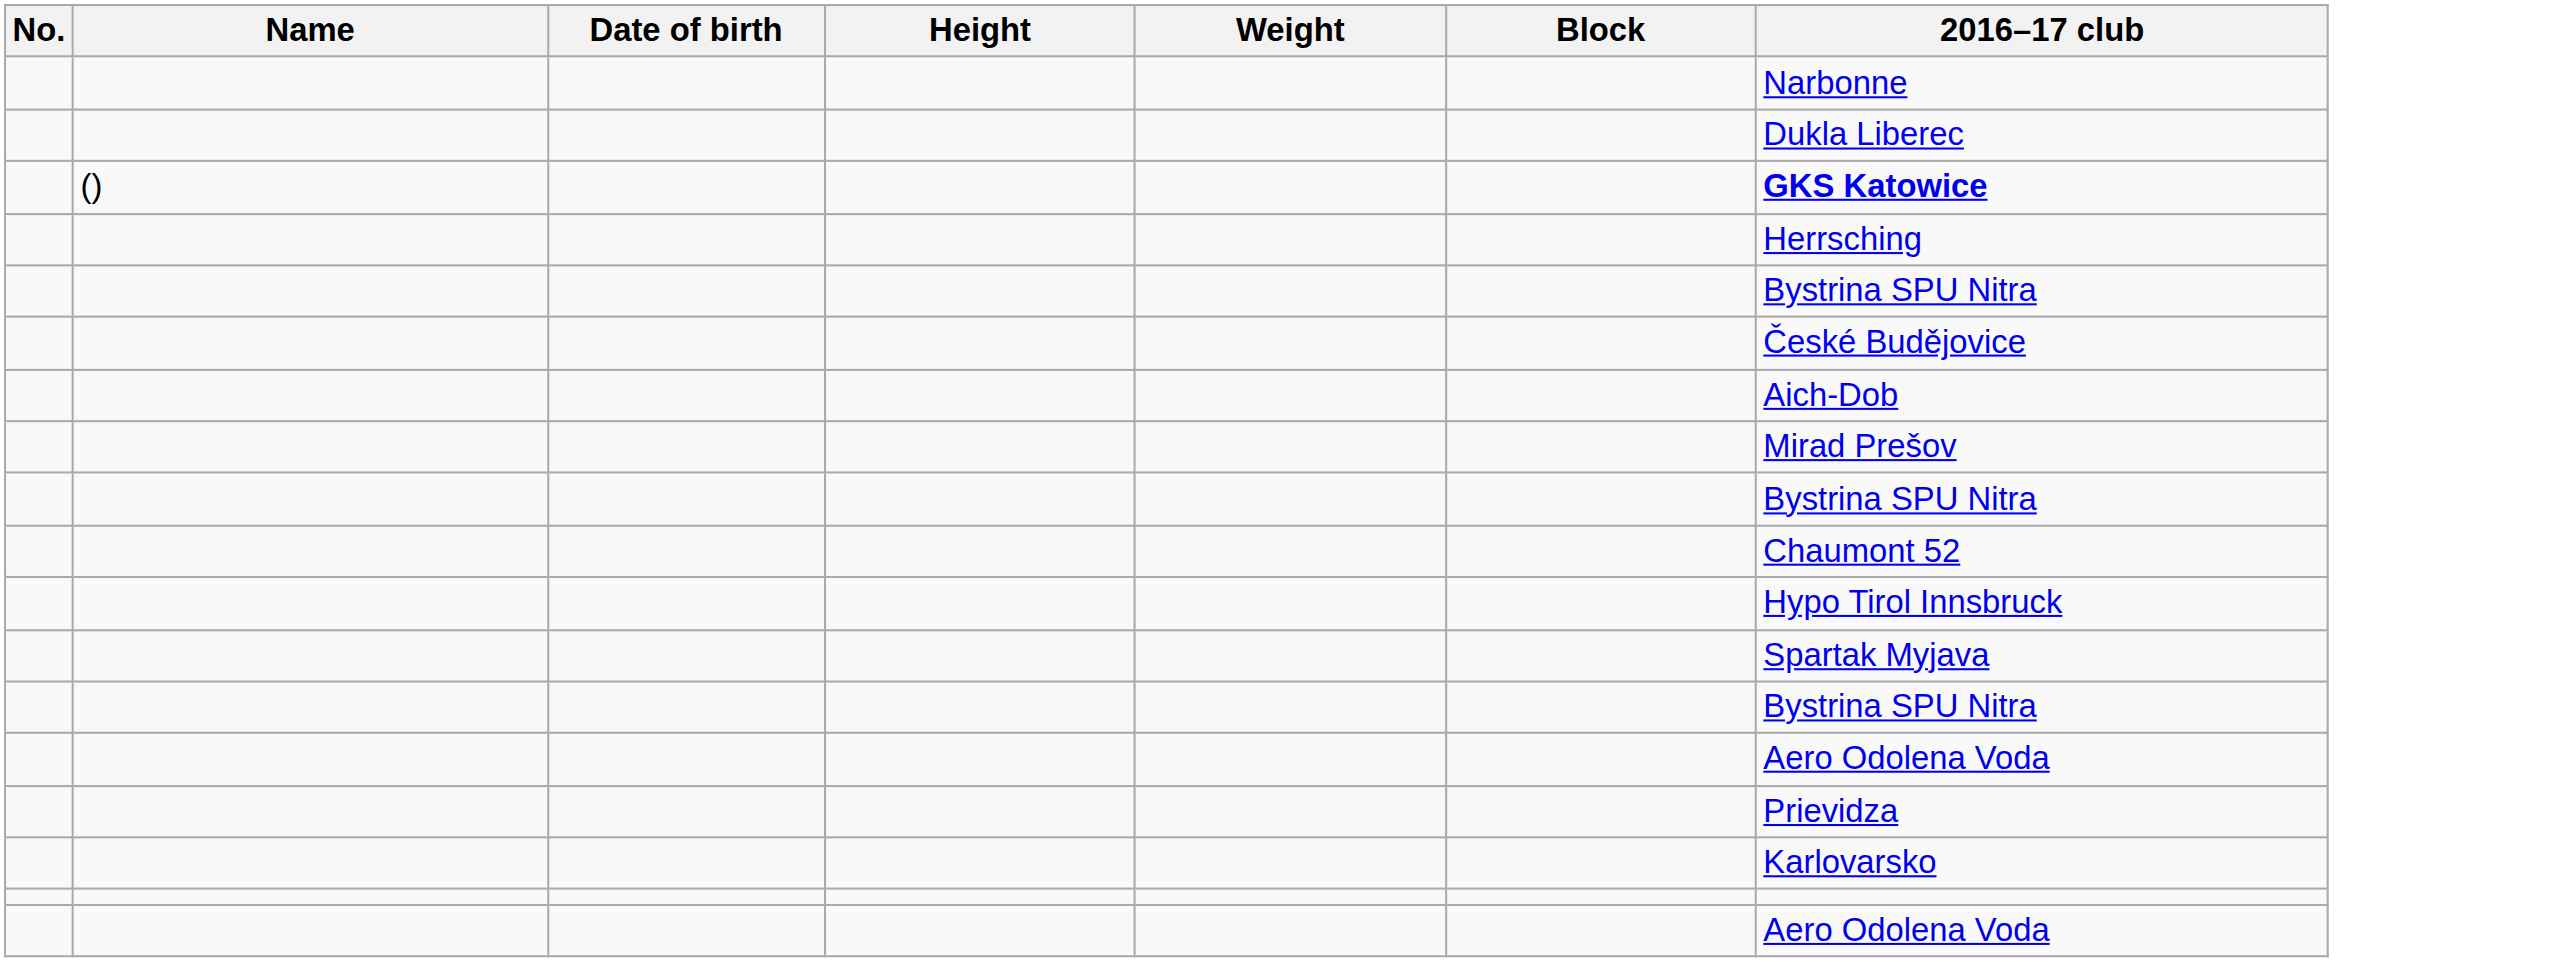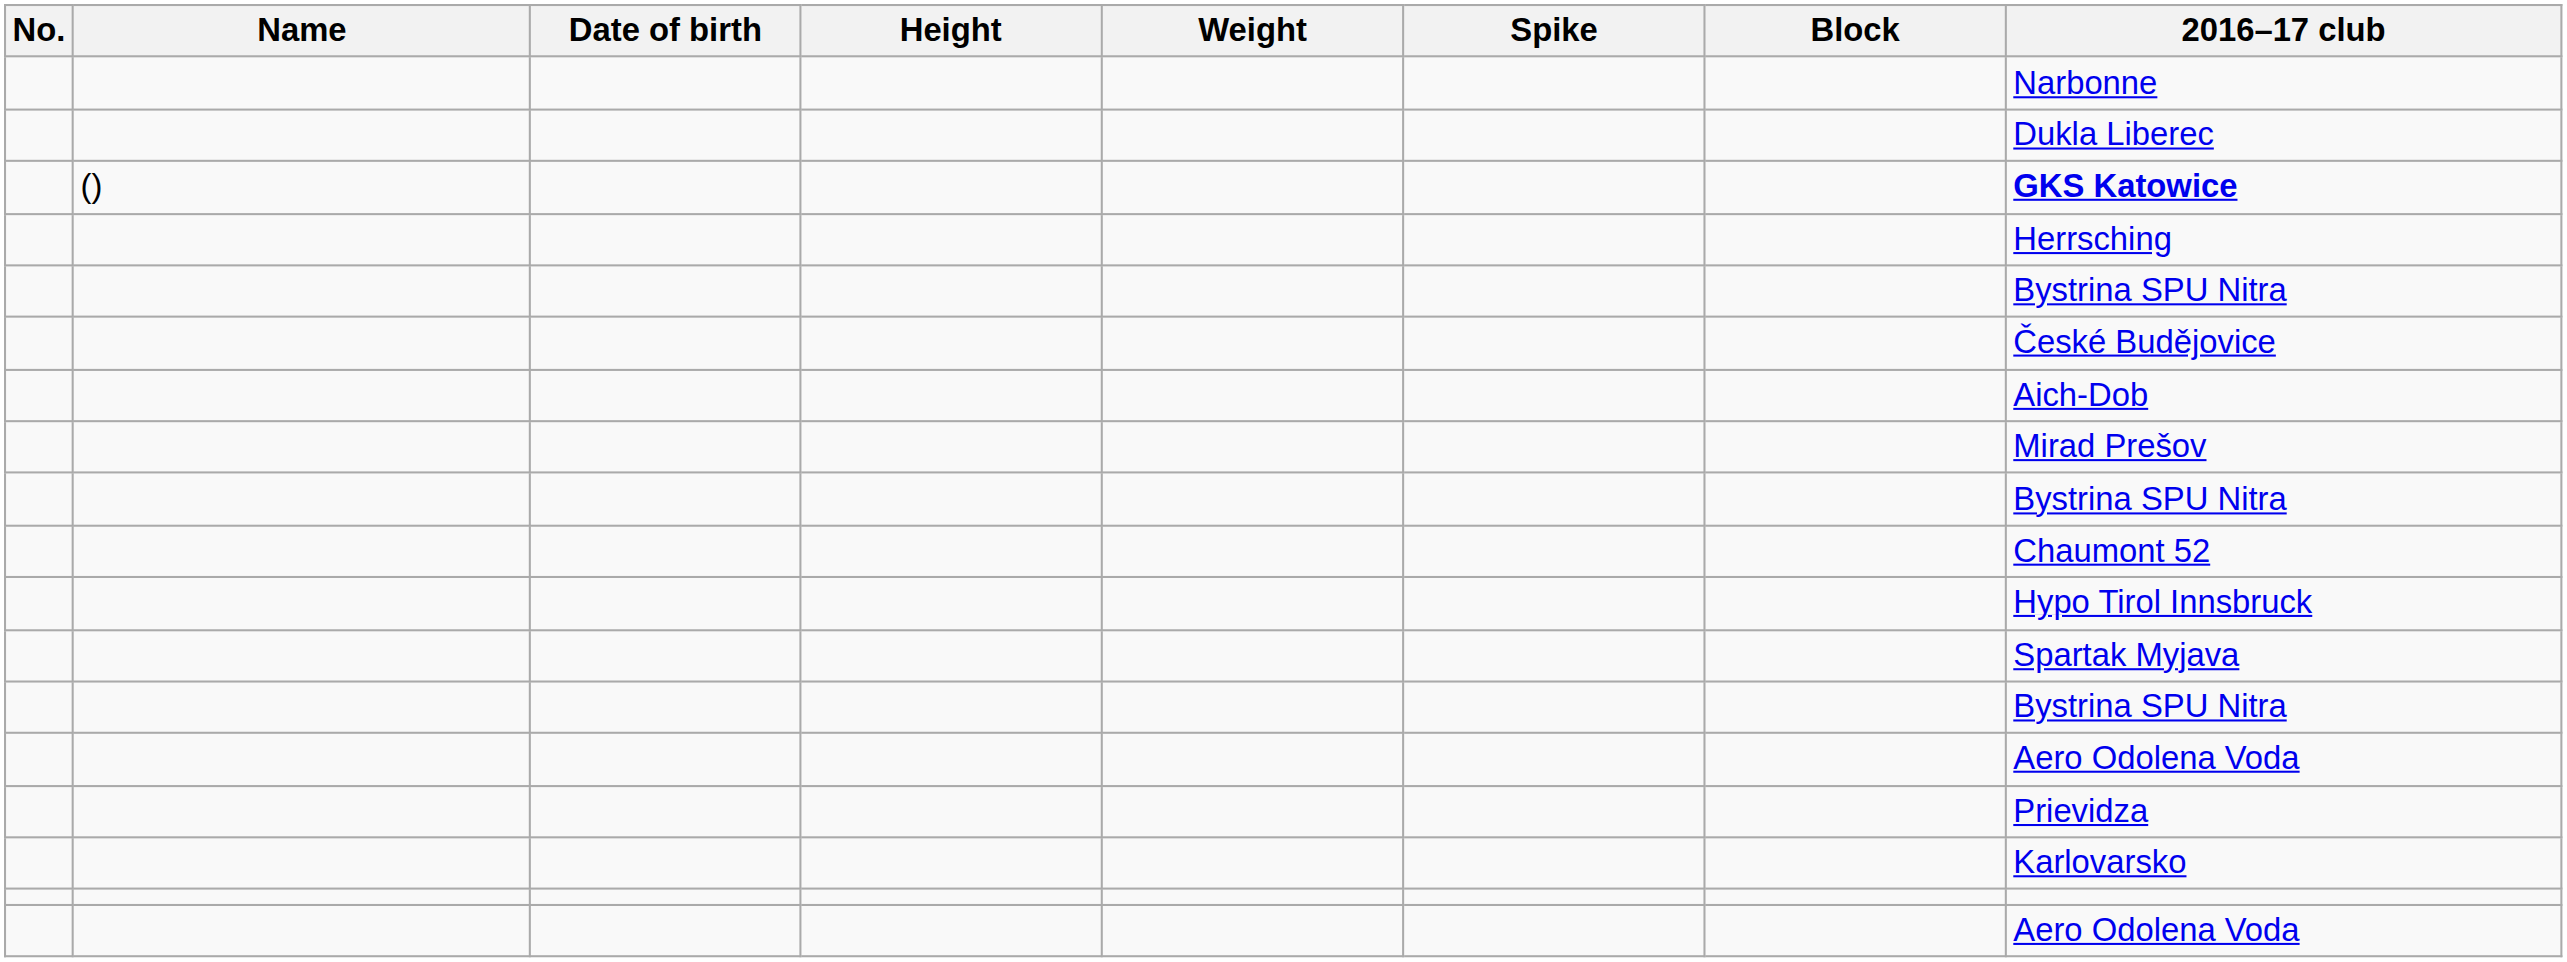+ column: (1554, 30)
